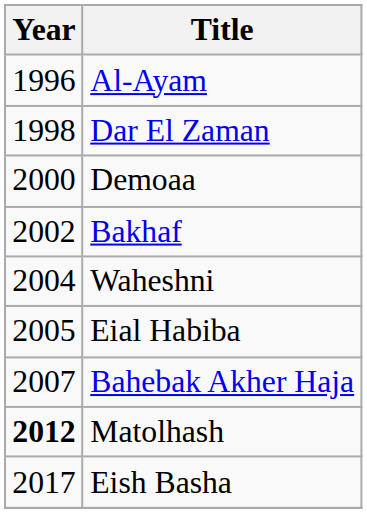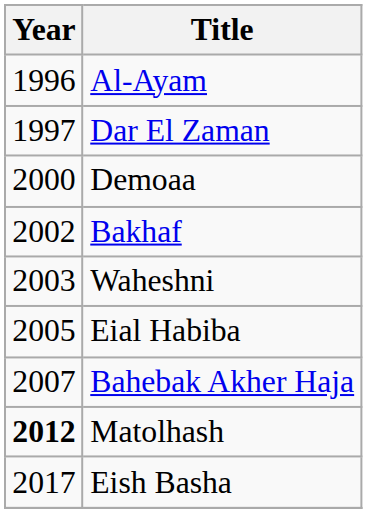(44, 130) 1998 -> (44, 130) 1997
(44, 280) 2004 -> (44, 280) 2003
